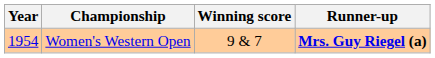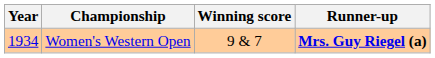(23, 40) 1954 -> (23, 40) 1934
